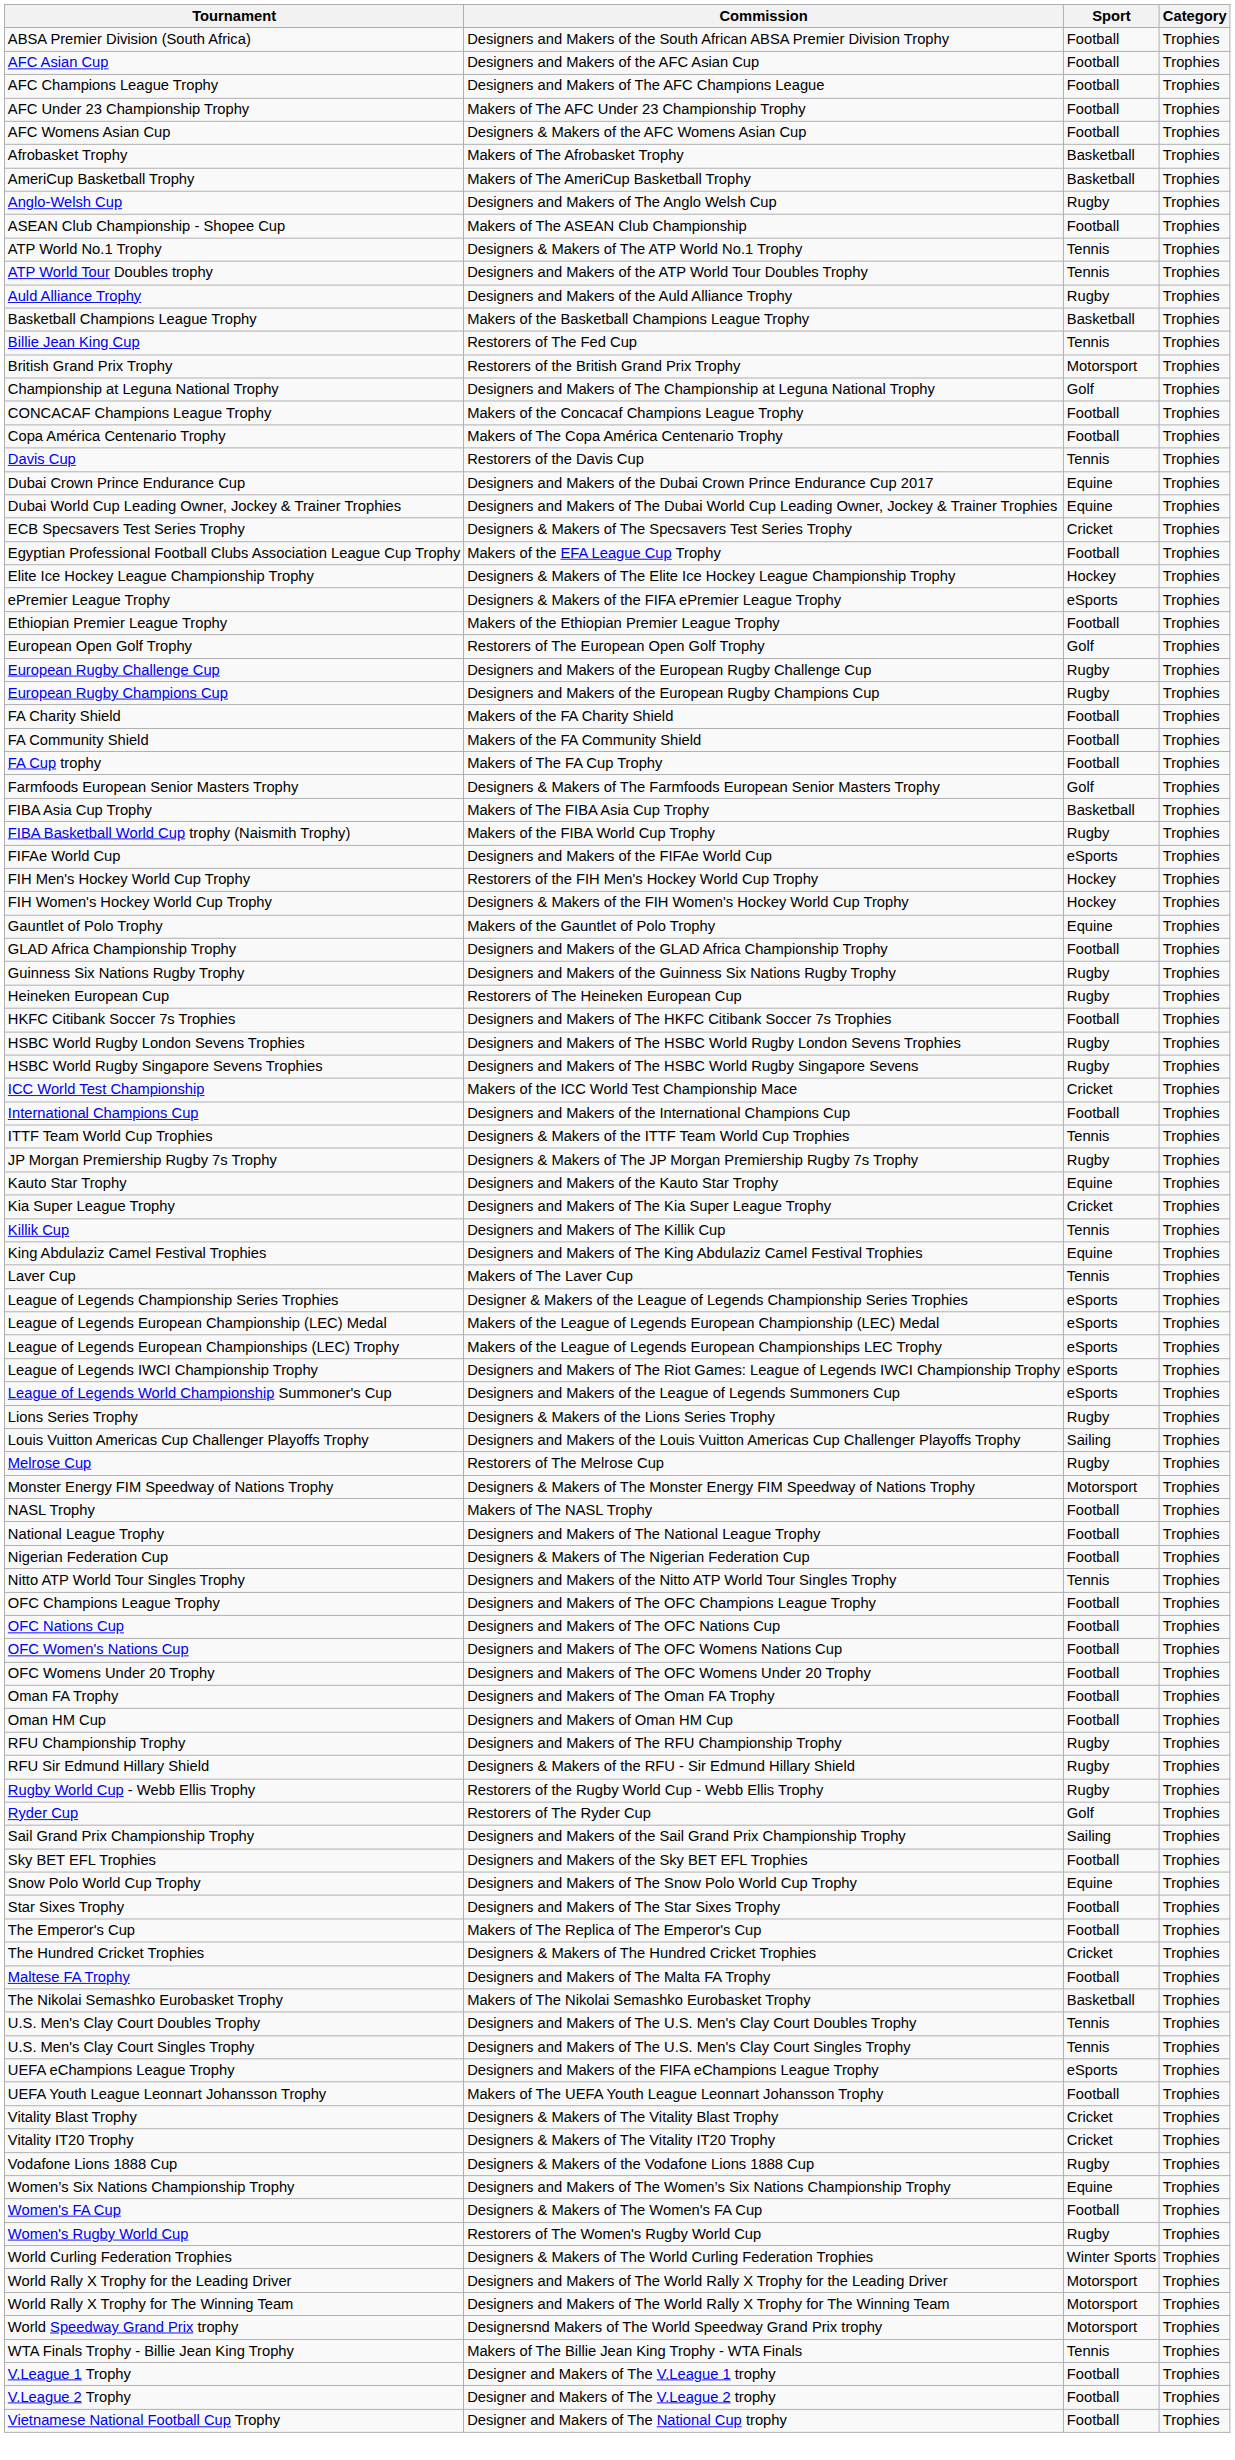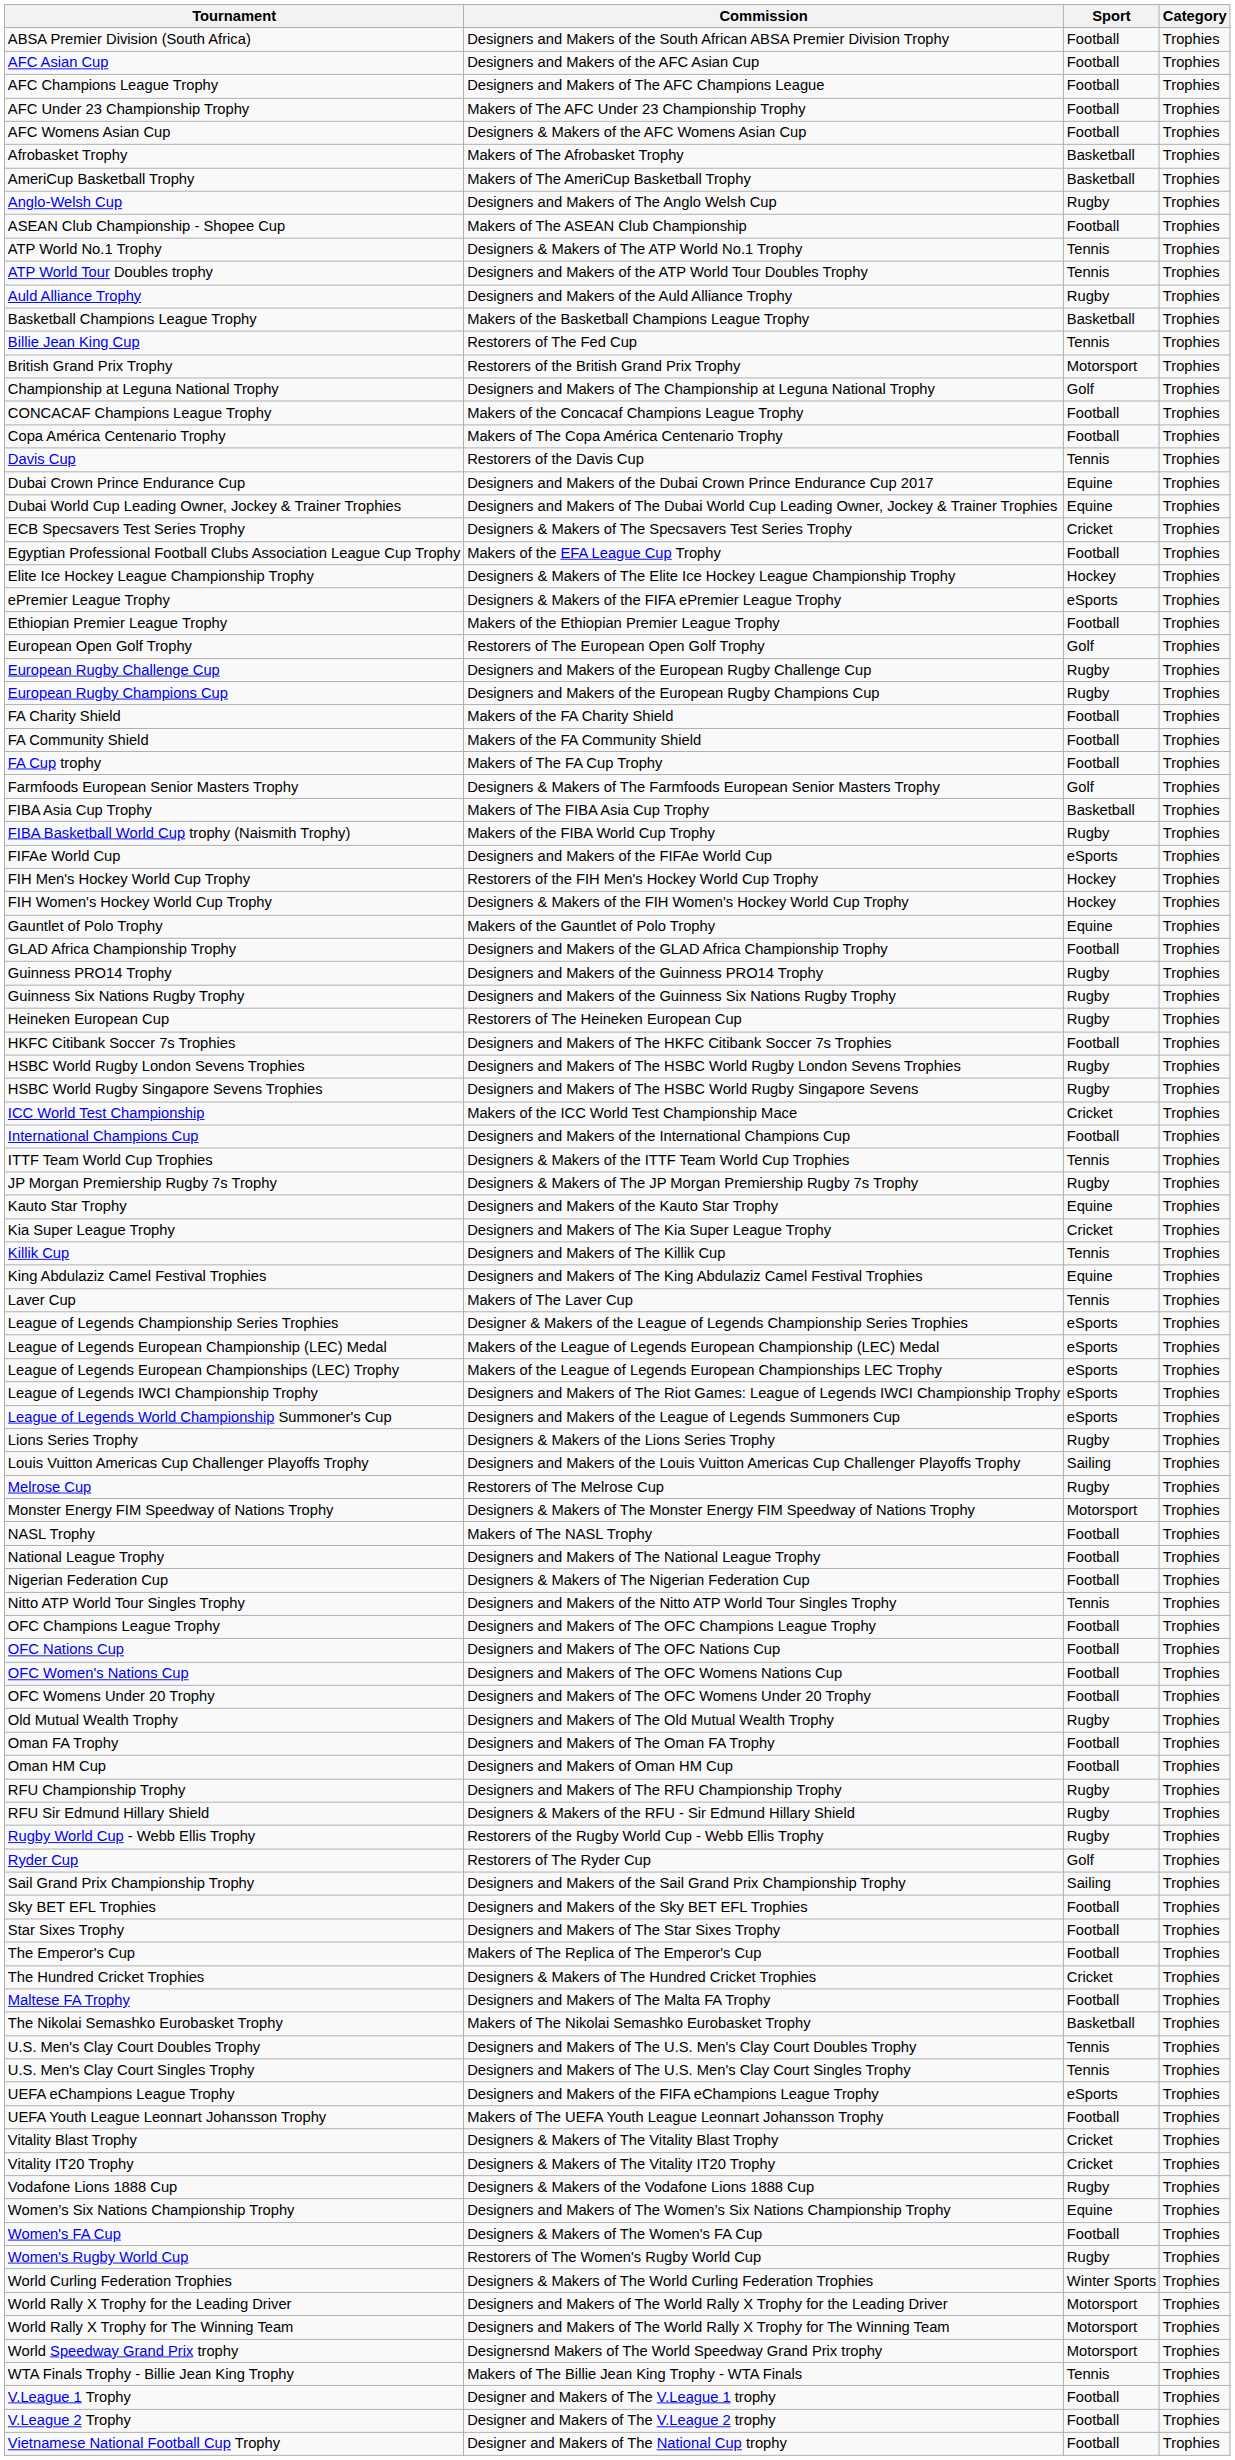+ row: (90, 973)
+ row: (93, 1720)
- row: (104, 1883)
